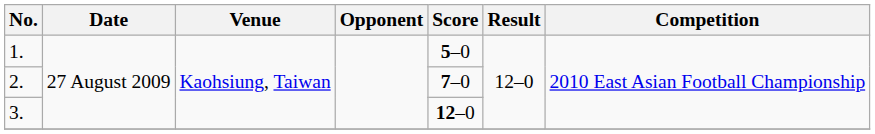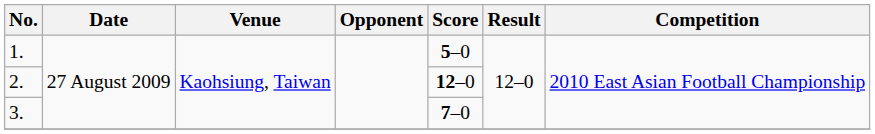(455, 81) 7–0 -> (455, 81) 12–0
(455, 112) 12–0 -> (455, 112) 7–0
